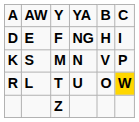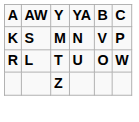- row: (13, 38)
(125, 83) gold background -> (122, 60) no background
